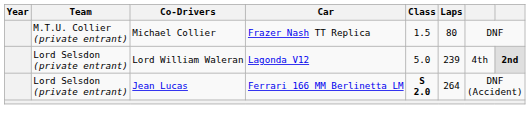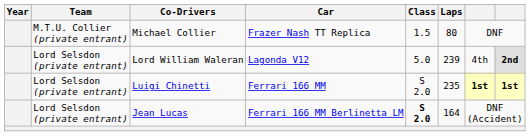+ row: (171, 86)
(451, 86) 264 -> (451, 113) 164
